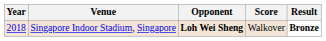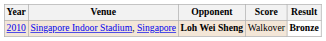(16, 28) 2018 -> (16, 28) 2010
